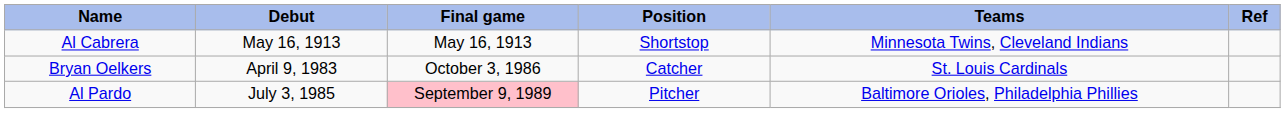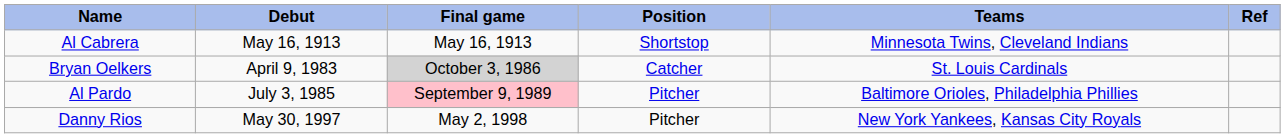(483, 68) no background -> (483, 68) lightgrey background
+ row: (100, 119)
